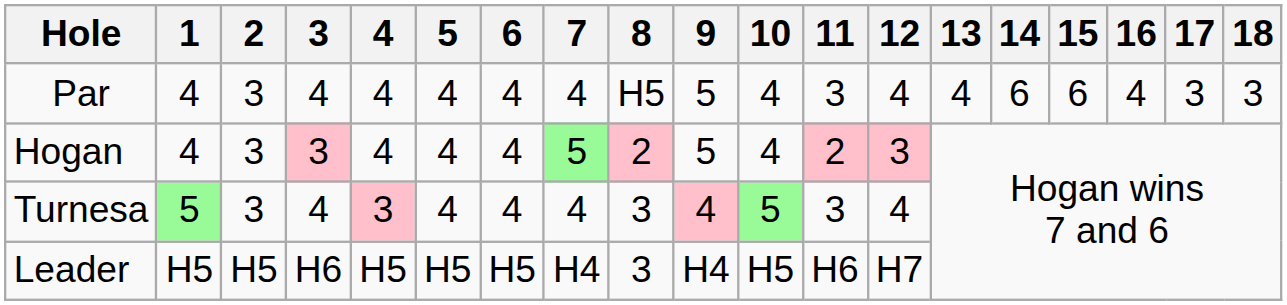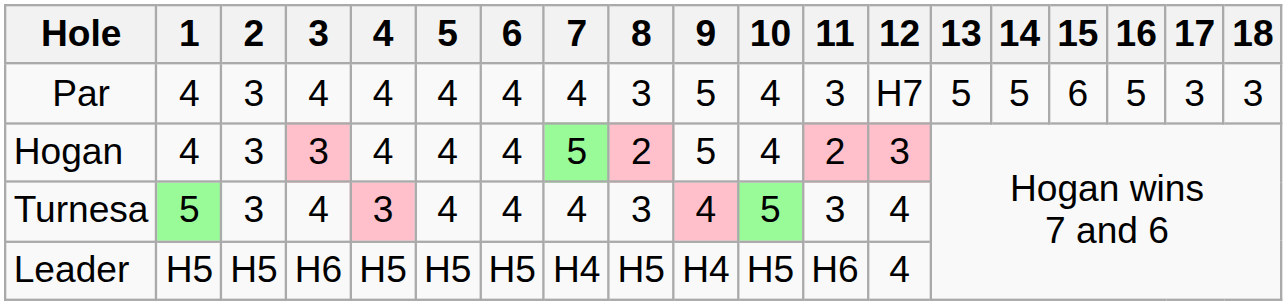(641, 92) H5 -> (641, 92) 3
(900, 92) 4 -> (900, 92) H7
(961, 92) 4 -> (961, 92) 5
(1019, 92) 6 -> (1019, 92) 5
(1136, 92) 4 -> (1136, 92) 5
(641, 269) 3 -> (641, 269) H5
(900, 269) H7 -> (900, 269) 4
